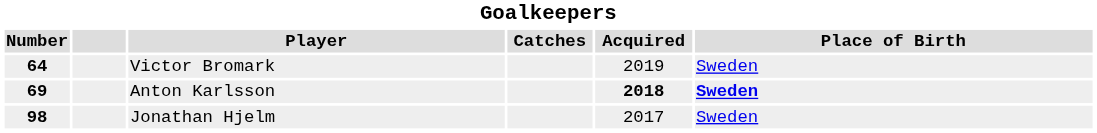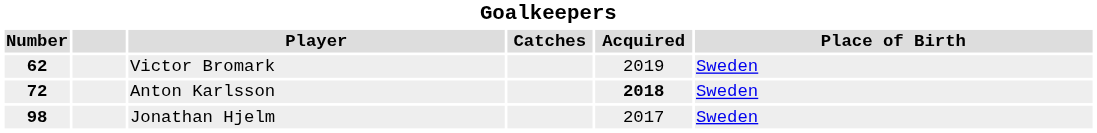(37, 66) 64 -> (37, 66) 62
(37, 92) 69 -> (37, 92) 72
(727, 92) bold -> (727, 92) normal
